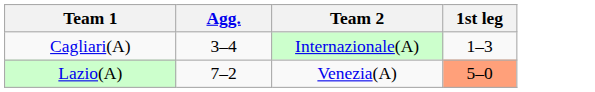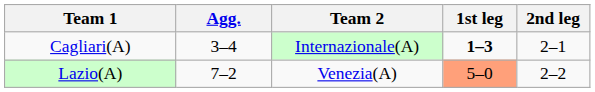+ column: (553, 18)
(480, 45) normal -> (480, 45) bold
